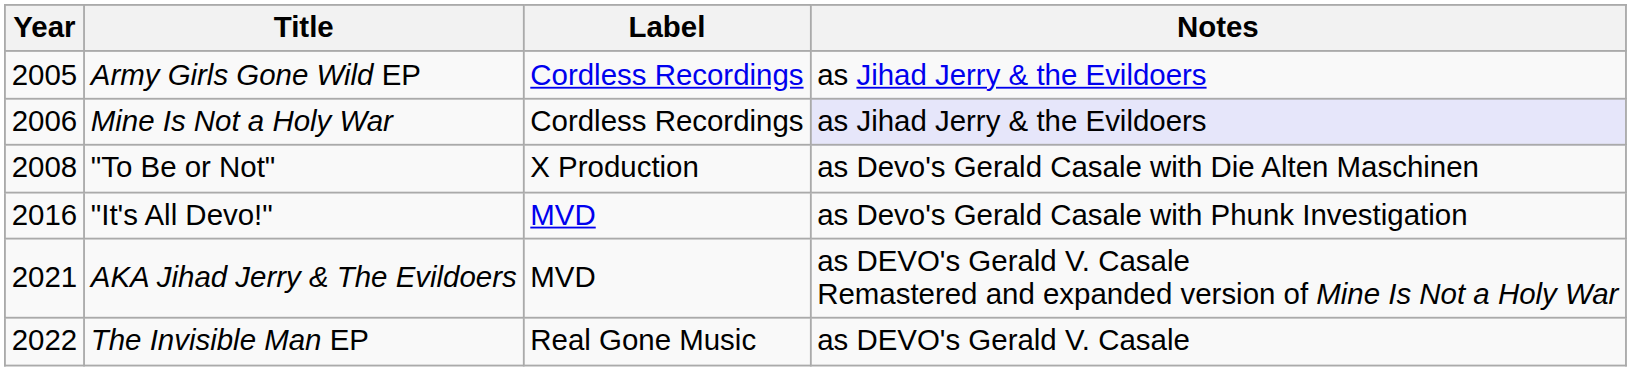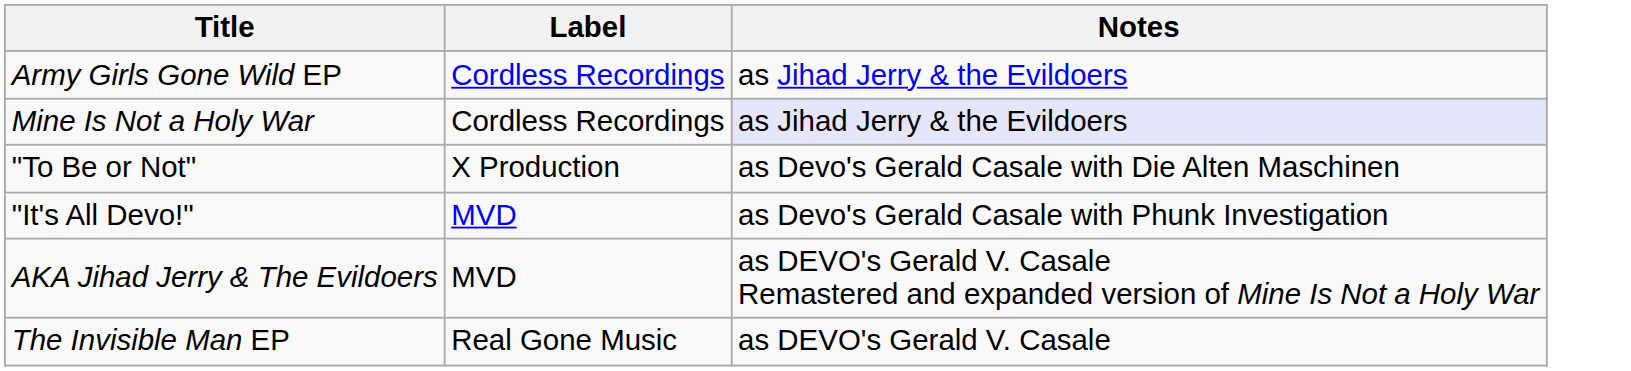- column: (44, 27)
